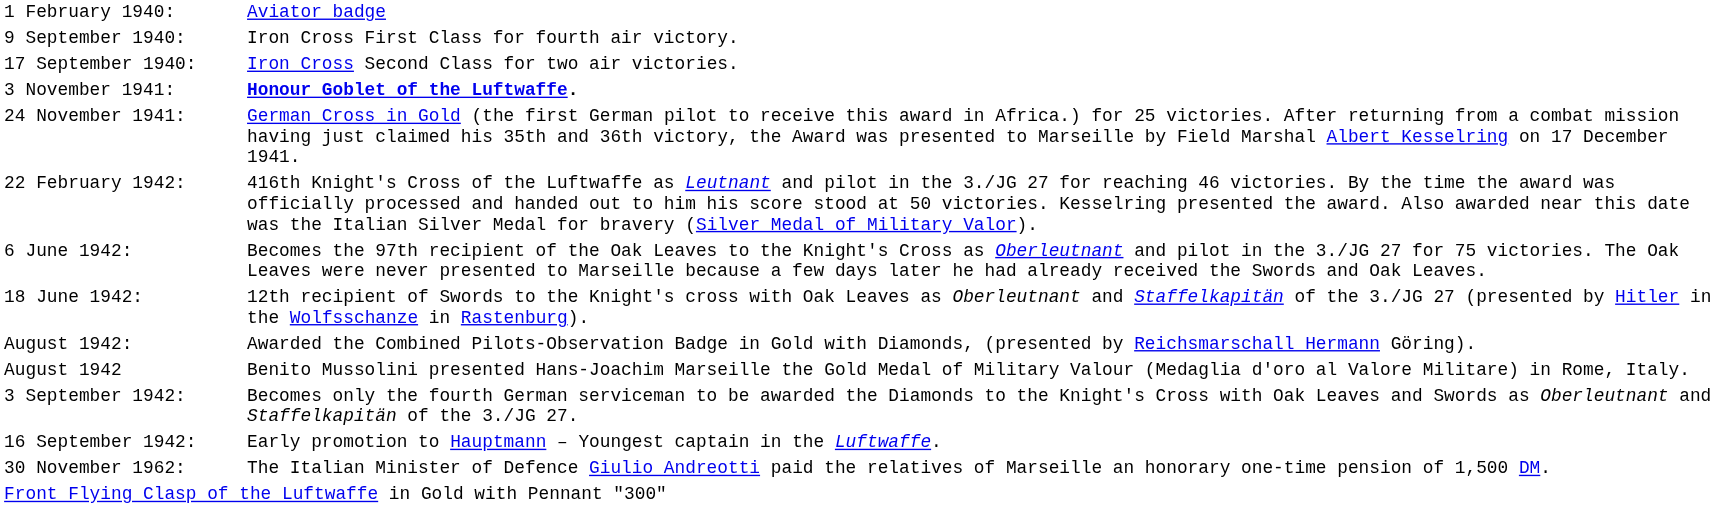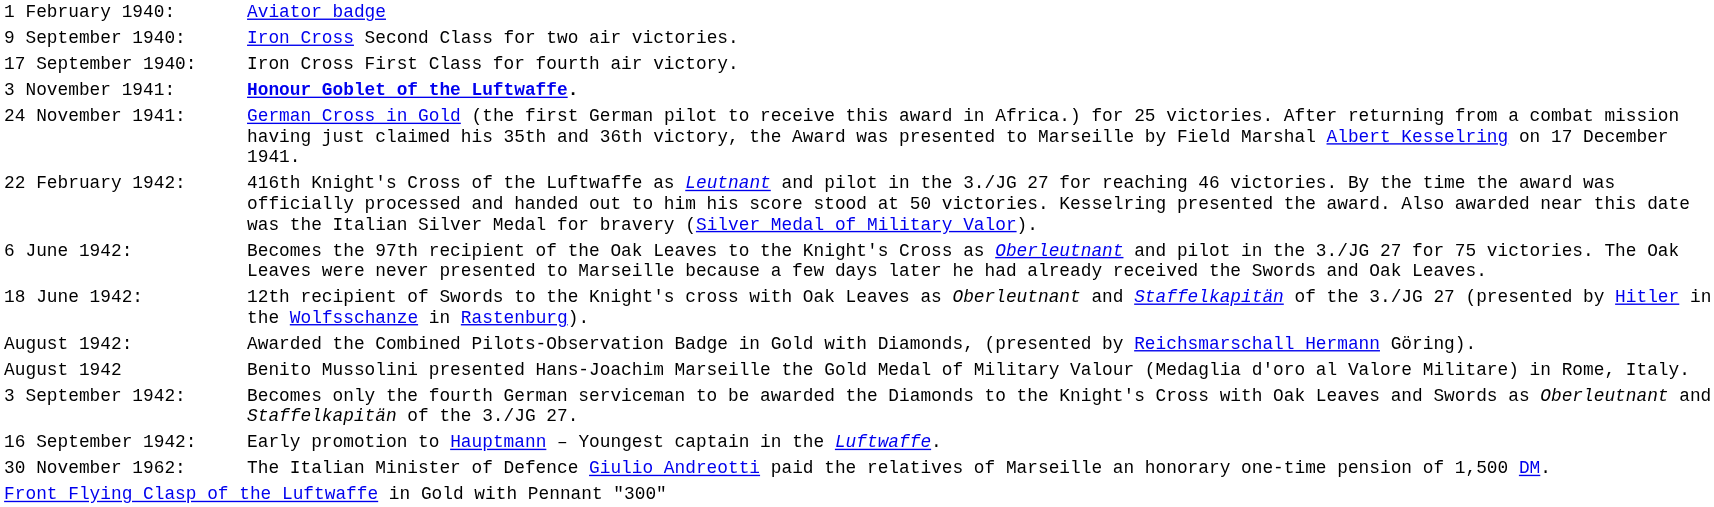(493, 38) Iron Cross First Class for fourth air victory. -> (493, 38) Iron Cross Second Class for two air victories.
(493, 64) Iron Cross Second Class for two air victories. -> (493, 64) Iron Cross First Class for fourth air victory.
